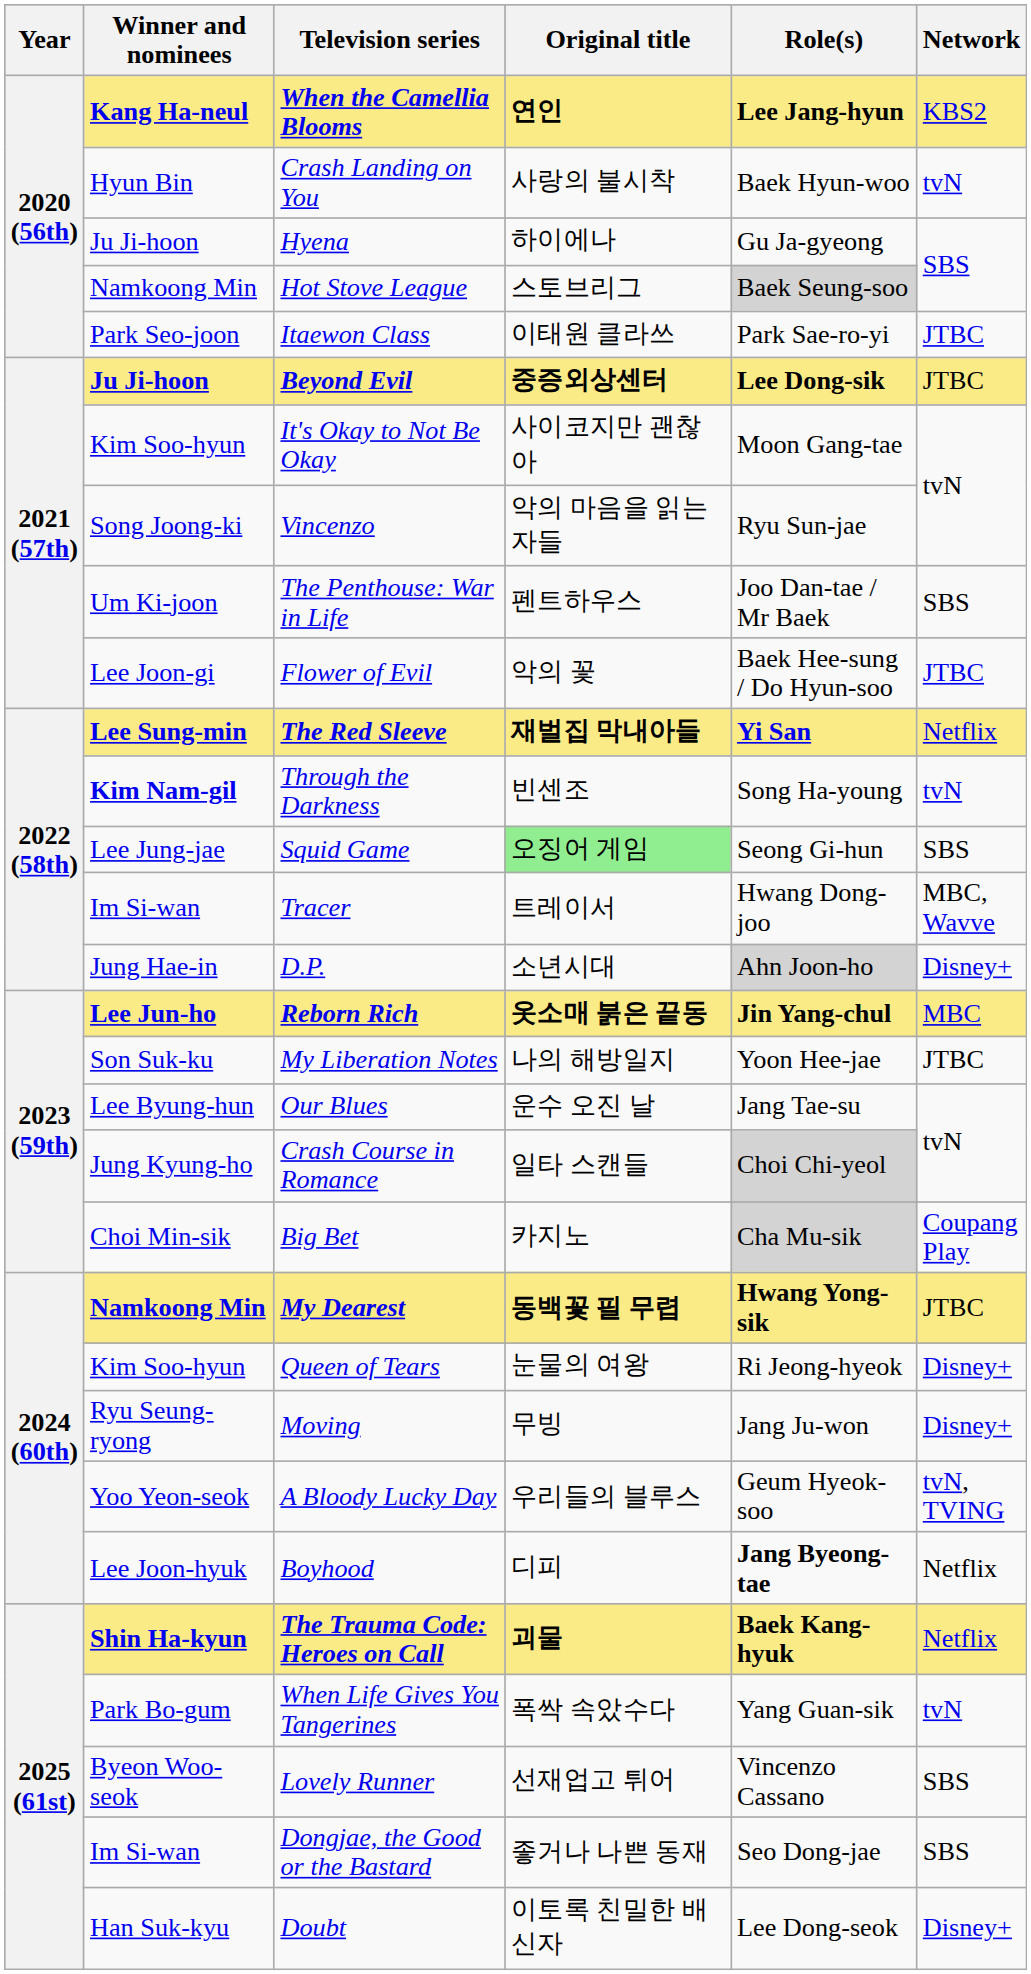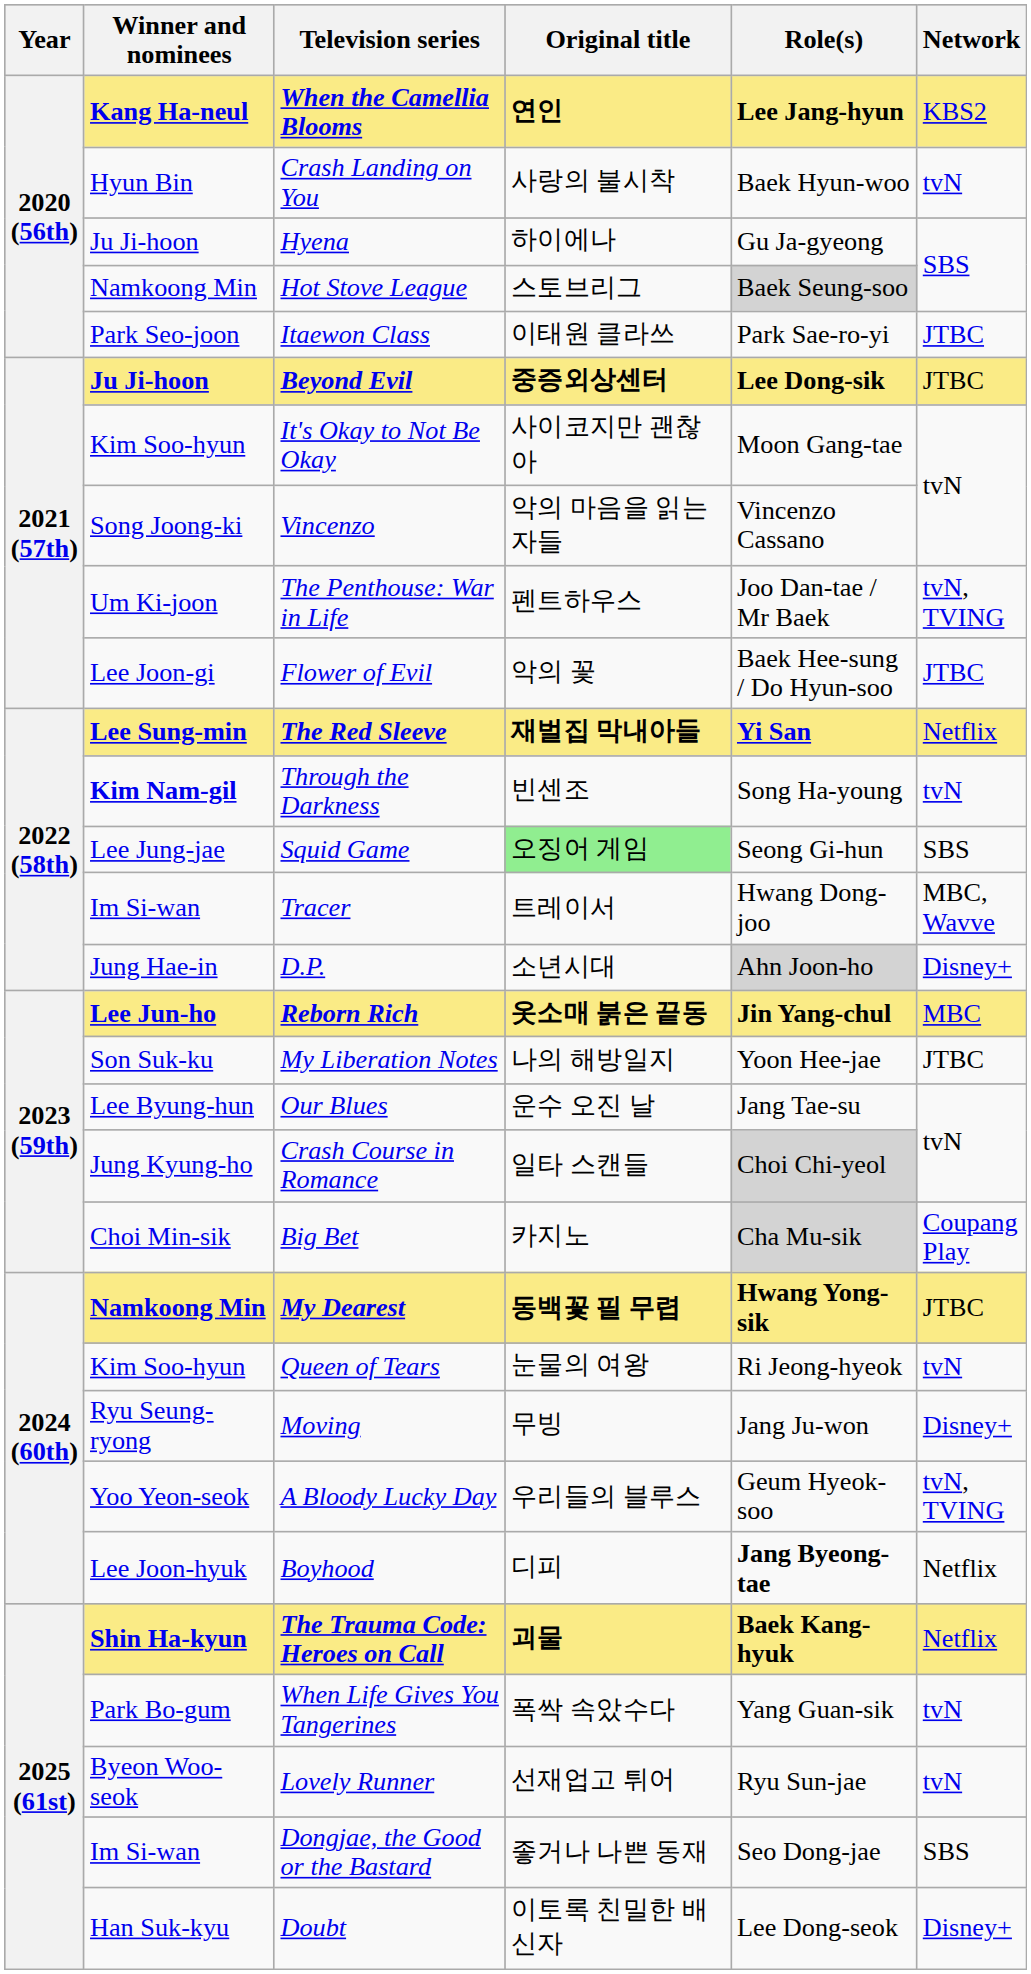(802, 525) Ryu Sun-jae -> (786, 525) Vincenzo Cassano
(946, 601) SBS -> (964, 601) tvN, TVING
(967, 1366) Disney+ -> (942, 1366) tvN
(786, 1780) Vincenzo Cassano -> (802, 1780) Ryu Sun-jae
(946, 1780) SBS -> (942, 1780) tvN
